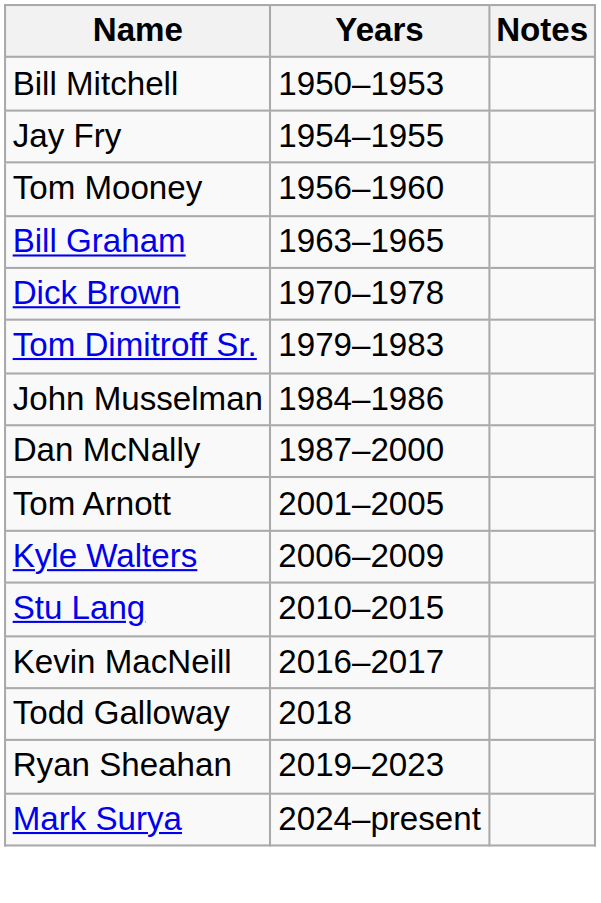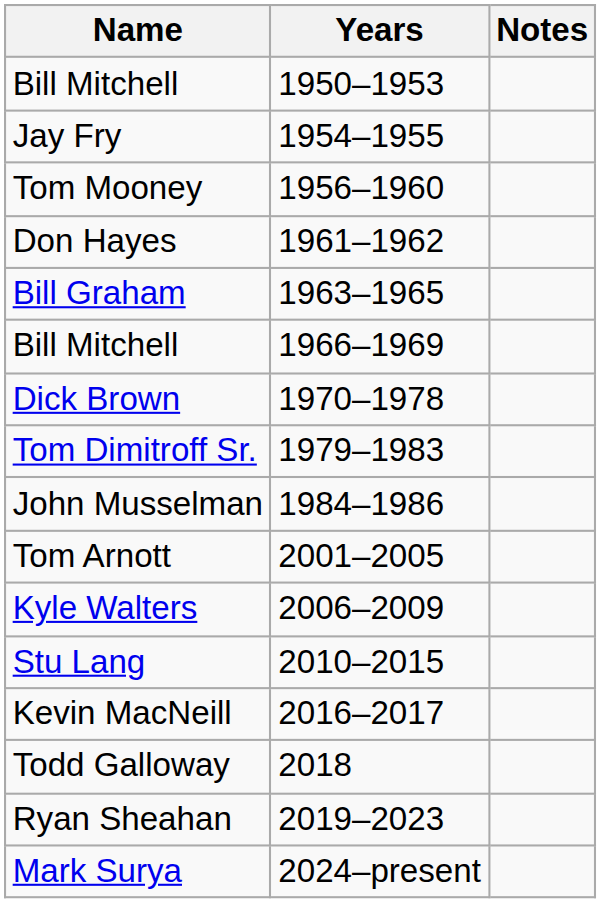+ row: (95, 240)
+ row: (95, 345)
- row: (107, 450)
